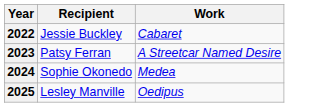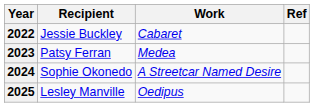+ column: (297, 14)
(209, 53) A Streetcar Named Desire -> (157, 53) Medea
(157, 72) Medea -> (209, 72) A Streetcar Named Desire
